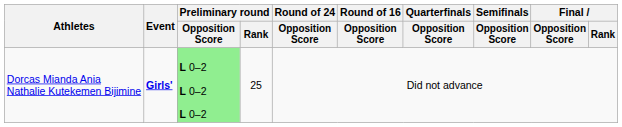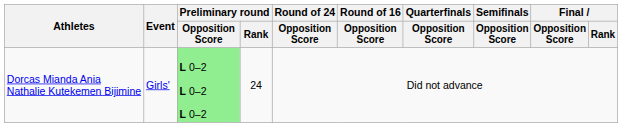(159, 85) bold -> (158, 85) normal
(256, 85) 25 -> (256, 85) 24
